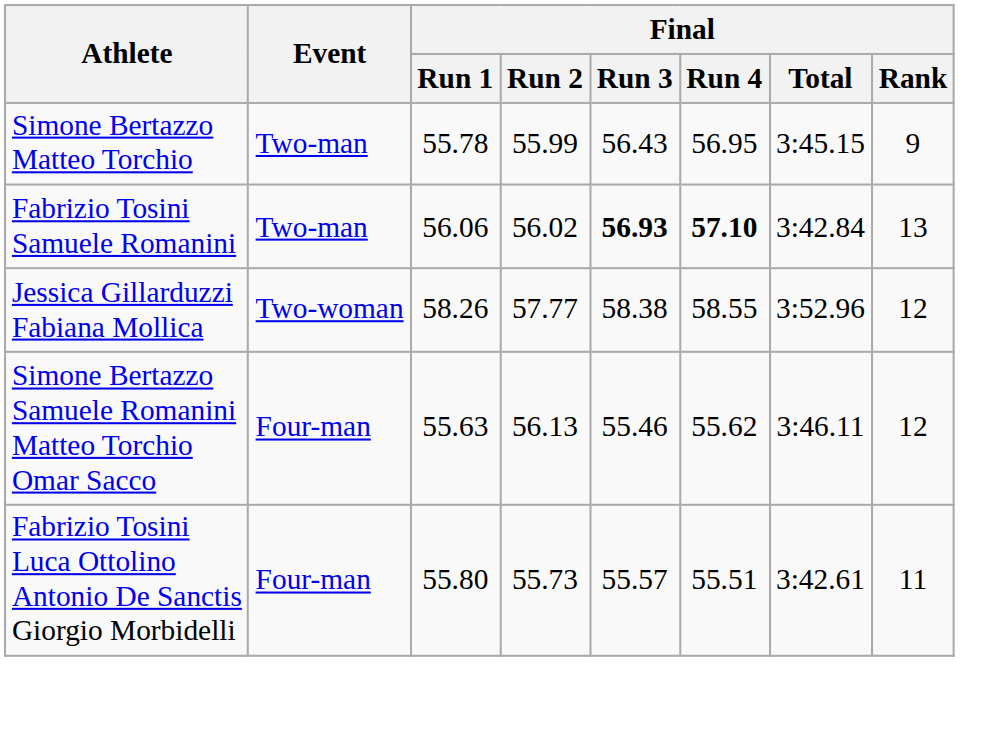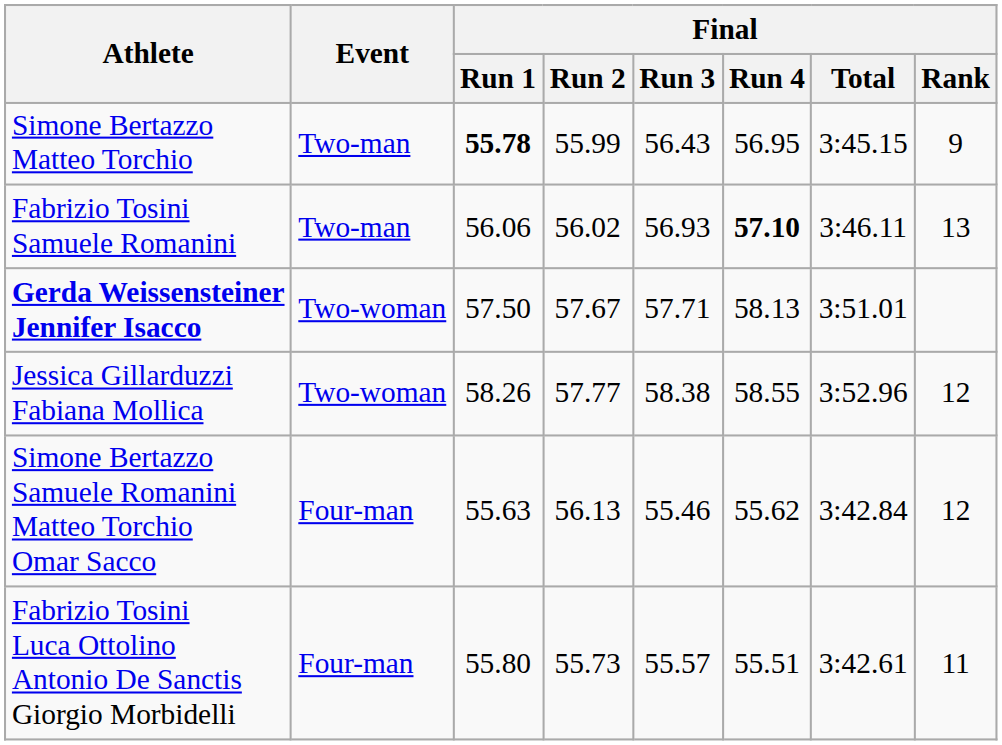(455, 143) normal -> (498, 143) bold
(635, 226) bold -> (677, 226) normal
(820, 226) 3:42.84 -> (863, 226) 3:46.11
+ row: (148, 309)
(820, 427) 3:46.11 -> (863, 510) 3:42.84
